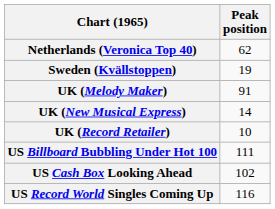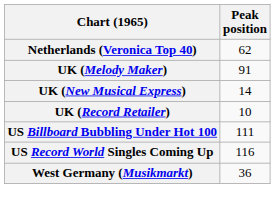- row: (112, 70)
- row: (112, 173)
+ row: (112, 173)
